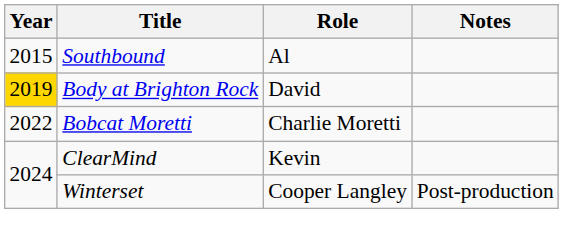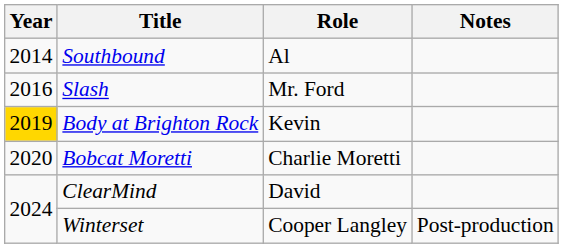(31, 55) 2015 -> (31, 55) 2014
+ row: (86, 89)
(294, 89) David -> (294, 123) Kevin
(31, 123) 2022 -> (31, 157) 2020
(294, 157) Kevin -> (294, 191) David
